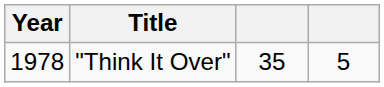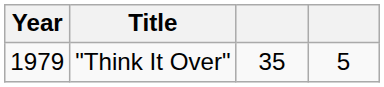(37, 61) 1978 -> (37, 61) 1979
